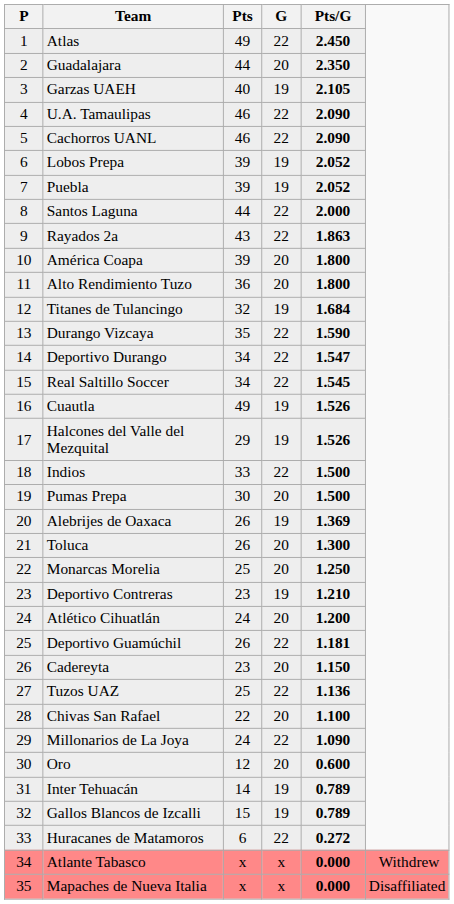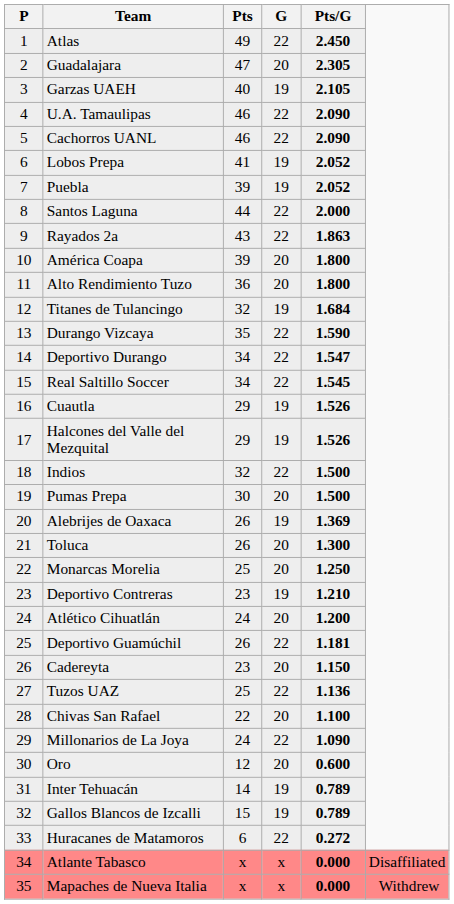(242, 65) 44 -> (242, 65) 47
(333, 65) 2.350 -> (333, 65) 2.305
(242, 162) 39 -> (242, 162) 41
(242, 406) 49 -> (242, 406) 29
(242, 472) 33 -> (242, 472) 32
(407, 862) Withdrew -> (407, 862) Disaffiliated
(407, 886) Disaffiliated -> (407, 886) Withdrew
